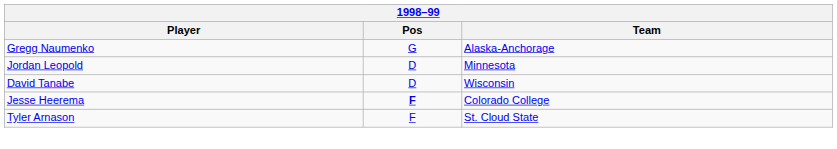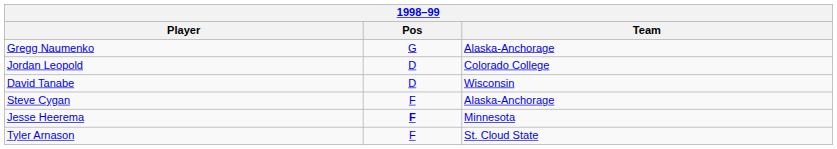(490, 65) Minnesota -> (507, 65) Colorado College
+ row: (38, 100)
(507, 100) Colorado College -> (490, 118) Minnesota
